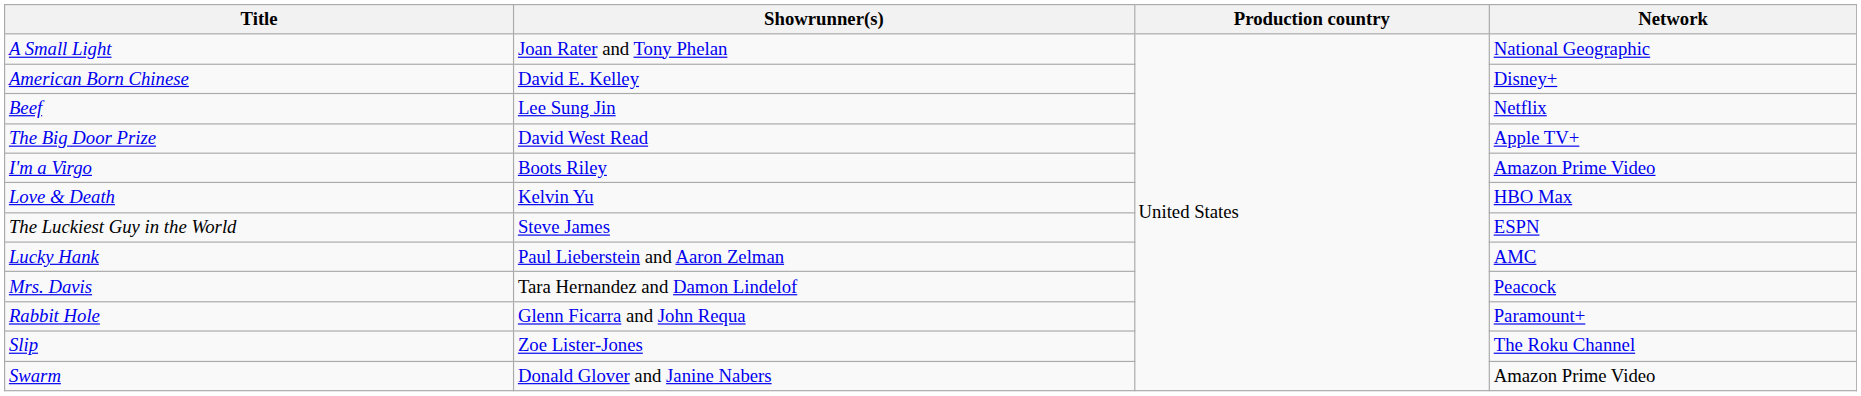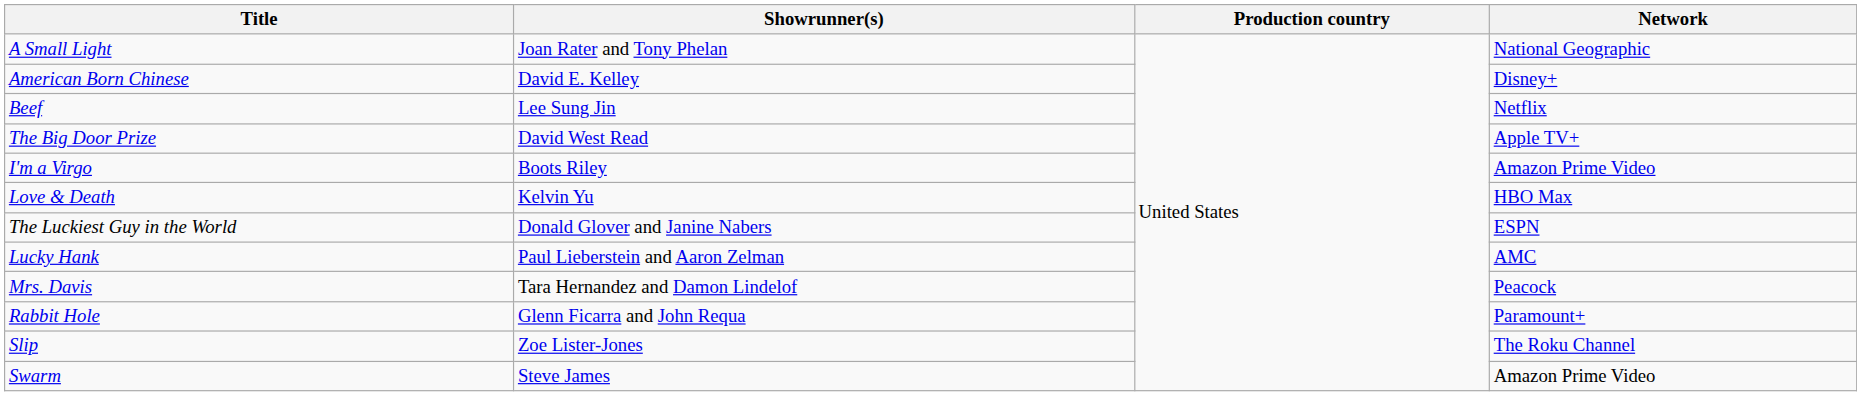(564, 227) Steve James -> (645, 227) Donald Glover and Janine Nabers
(645, 375) Donald Glover and Janine Nabers -> (564, 375) Steve James
